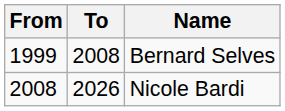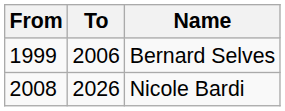(96, 55) 2008 -> (96, 55) 2006
